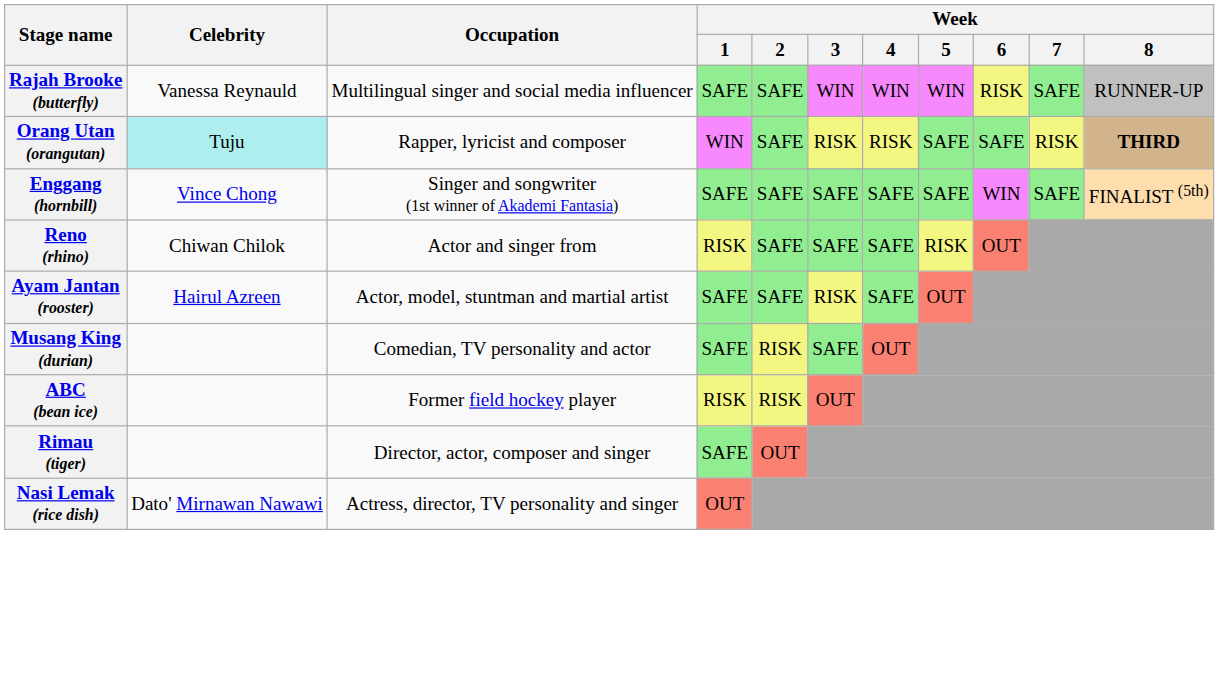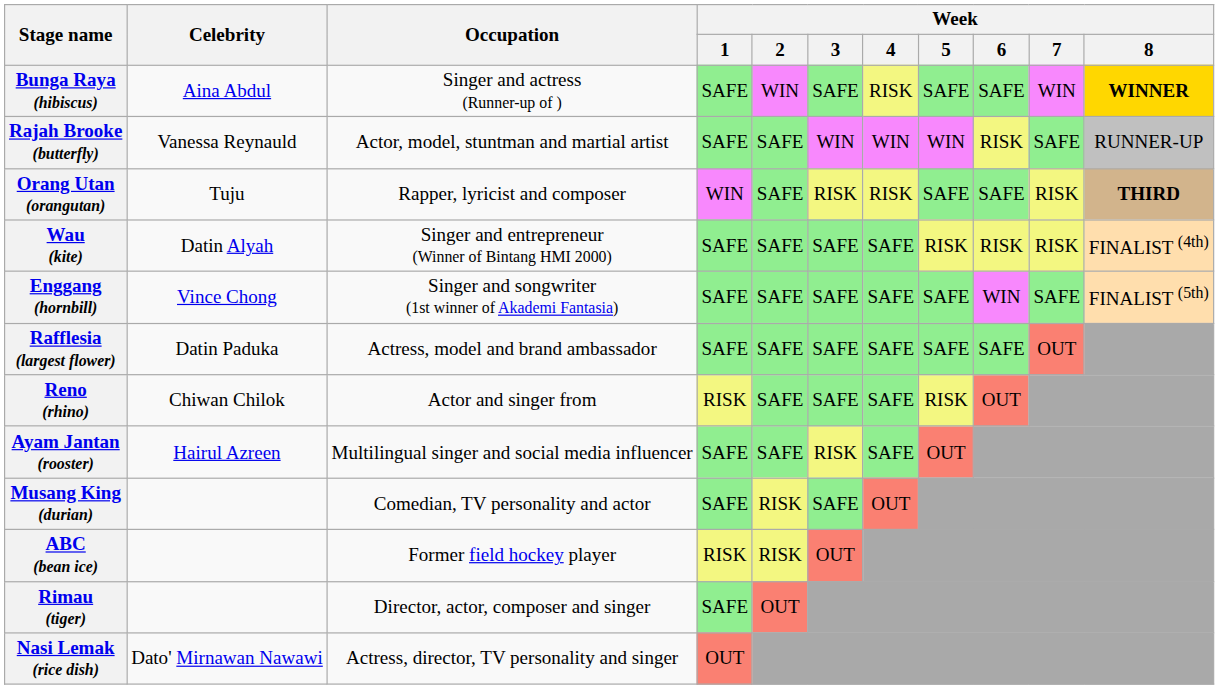+ row: (66, 90)
(512, 90) Multilingual singer and social media influencer -> (512, 142) Actor, model, stuntman and martial artist
(227, 142) paleturquoise background -> (227, 193) no background
+ row: (66, 245)
+ row: (66, 348)
(512, 297) Actor, model, stuntman and martial artist -> (512, 452) Multilingual singer and social media influencer
